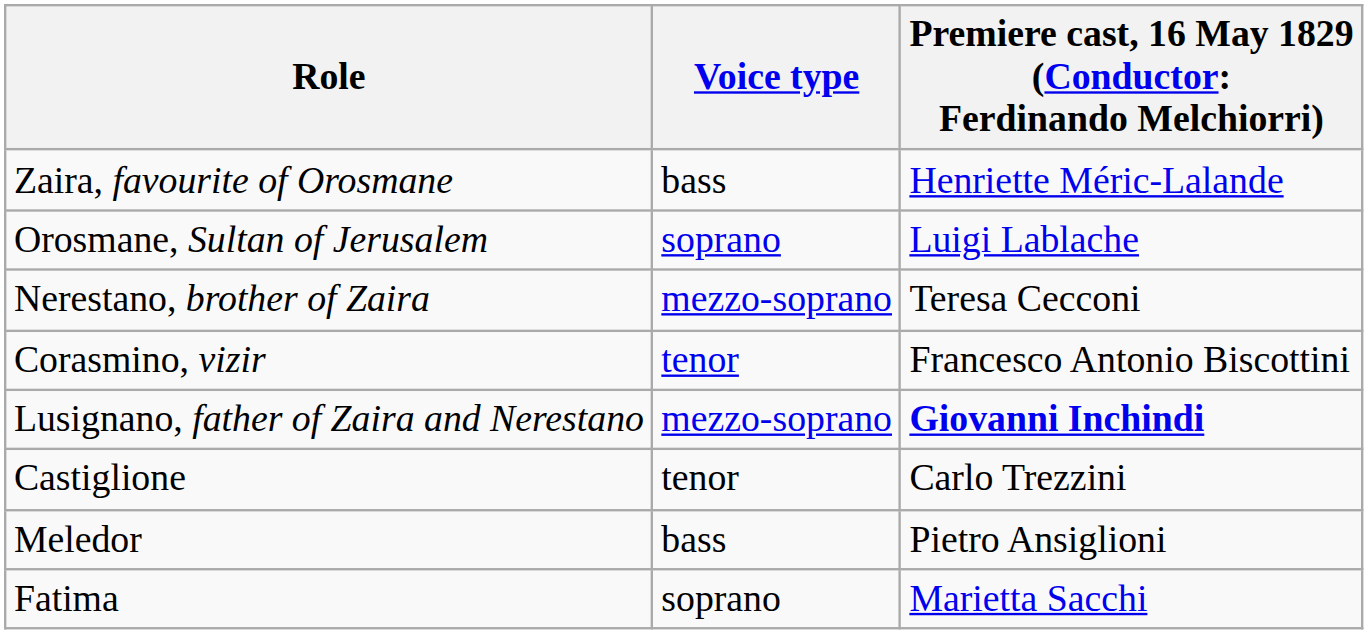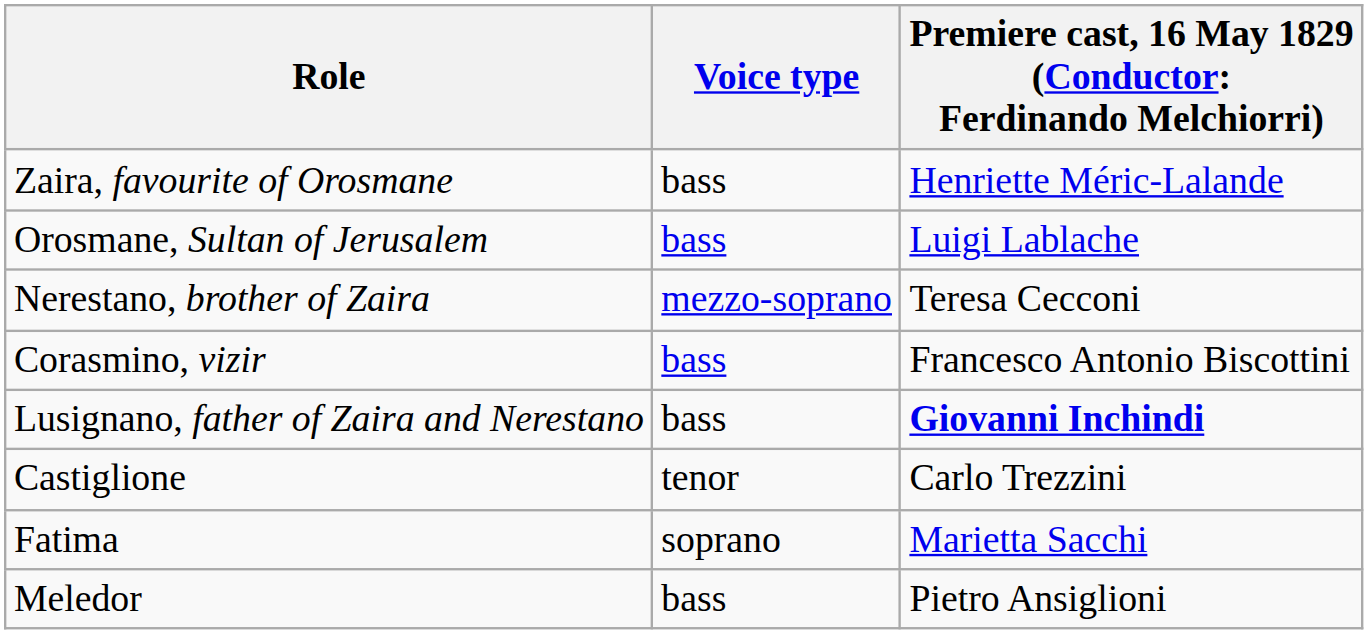(721, 239) soprano -> (694, 239) bass
(700, 358) tenor -> (694, 358) bass
(777, 418) mezzo-soprano -> (694, 418) bass
rows swapped: (66, 598) <-> (78, 538)
